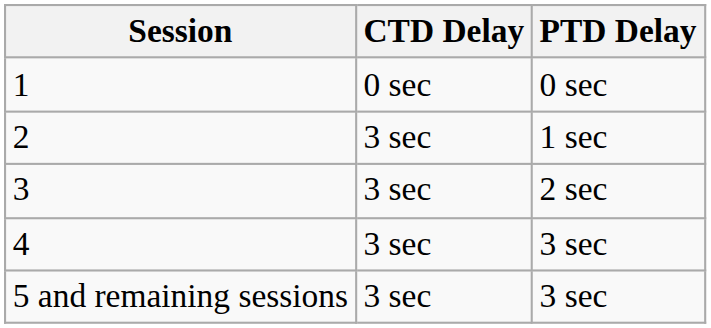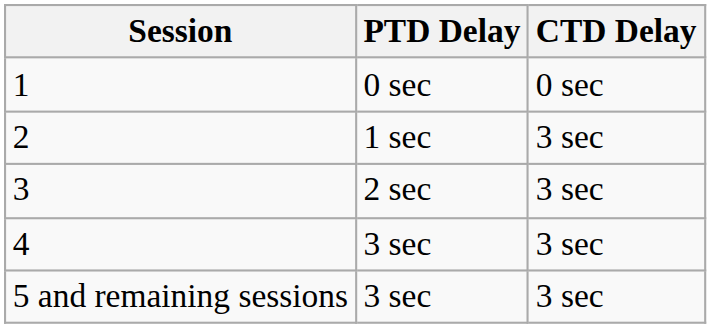columns swapped: (618, 31) <-> (444, 31)
